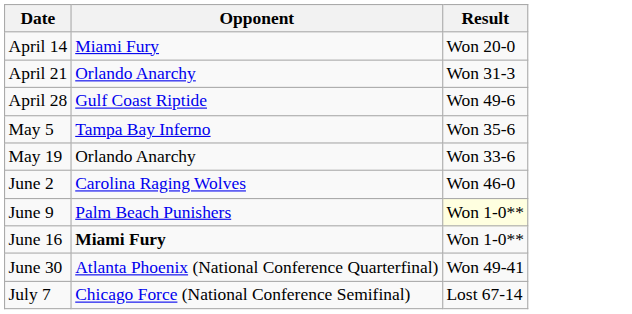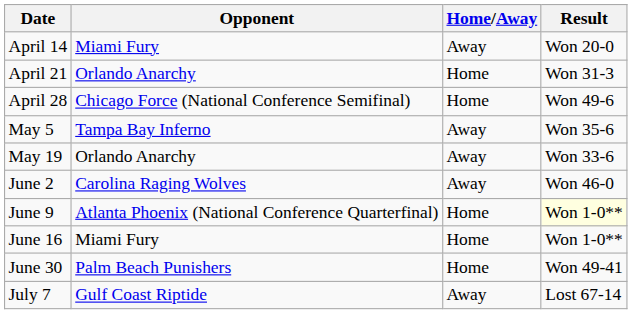+ column: (492, 18)
(141, 101) Gulf Coast Riptide -> (243, 101) Chicago Force (National Conference Semifinal)
(153, 211) Palm Beach Punishers -> (257, 211) Atlanta Phoenix (National Conference Quarterfinal)
(121, 239) bold -> (117, 239) normal
(257, 267) Atlanta Phoenix (National Conference Quarterfinal) -> (153, 267) Palm Beach Punishers
(243, 294) Chicago Force (National Conference Semifinal) -> (141, 294) Gulf Coast Riptide
